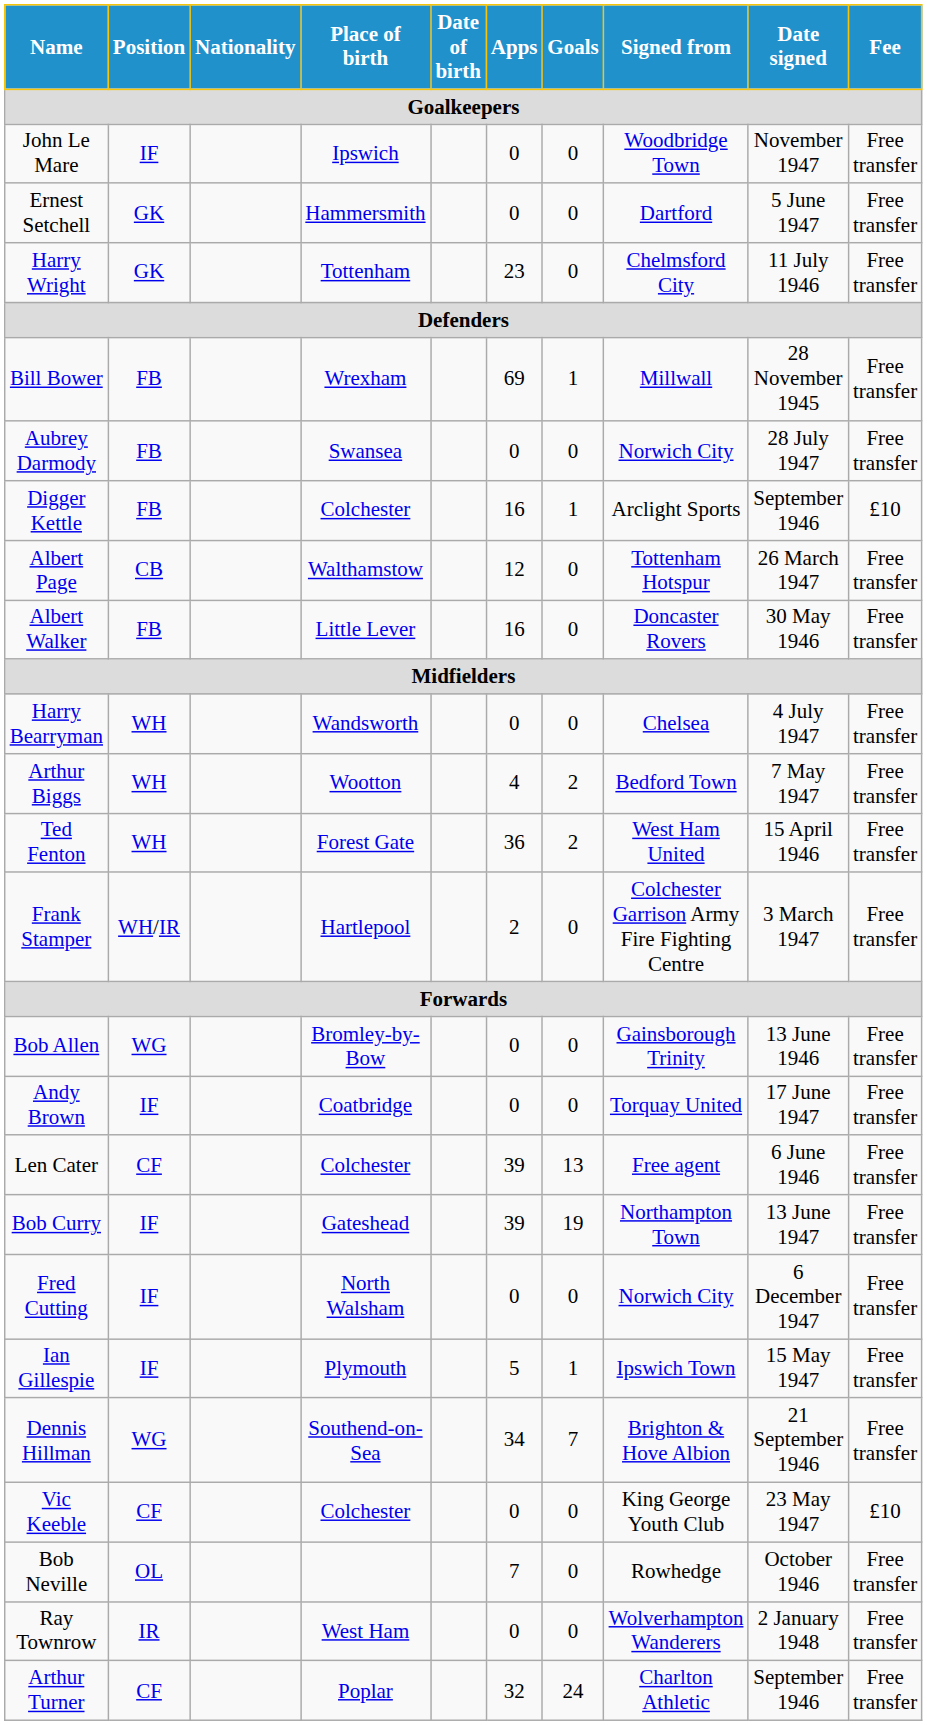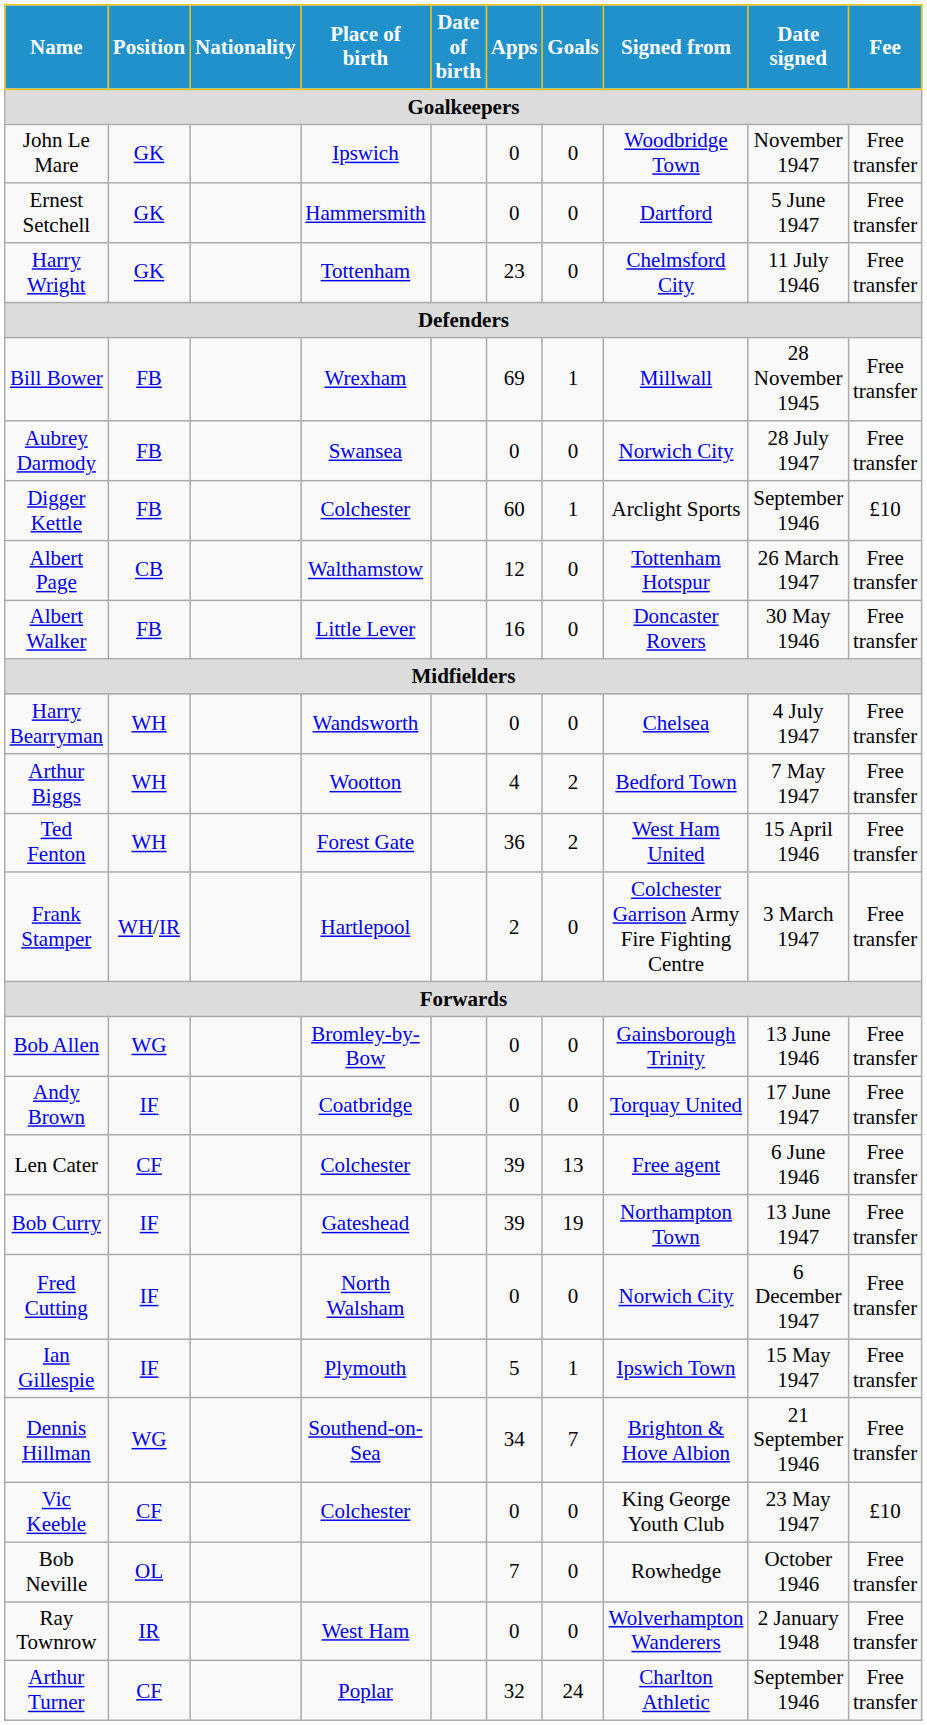(149, 153) IF -> (149, 153) GK
(514, 510) 16 -> (514, 510) 60
